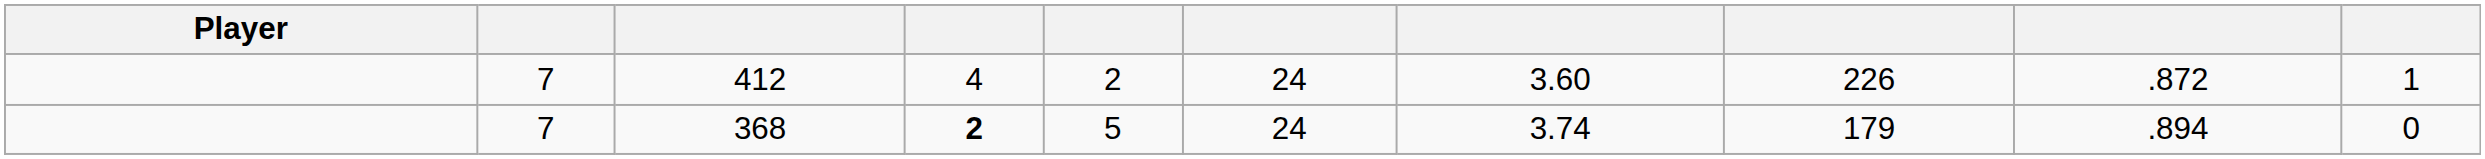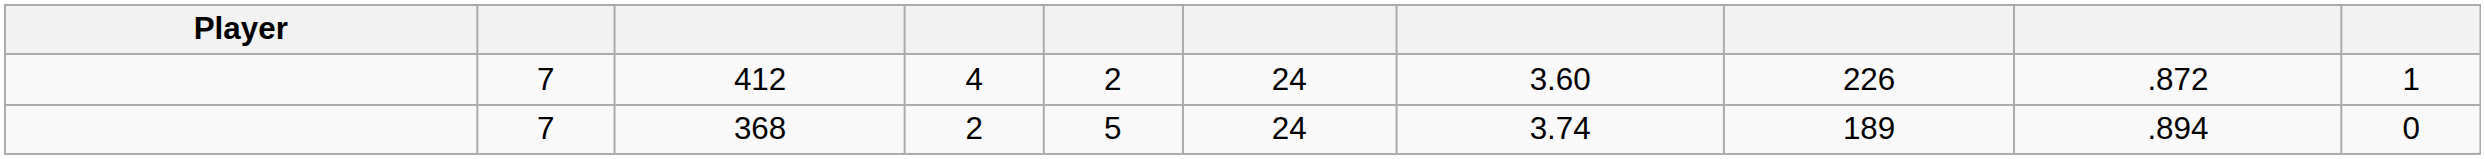(974, 128) bold -> (974, 128) normal
(1869, 128) 179 -> (1869, 128) 189
